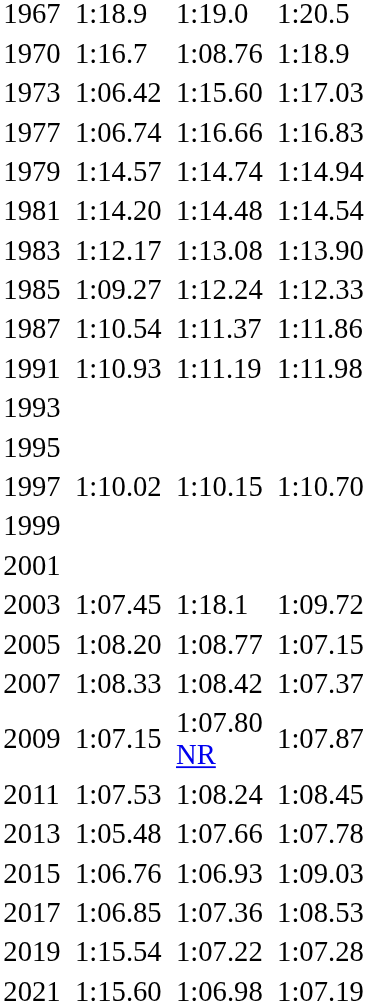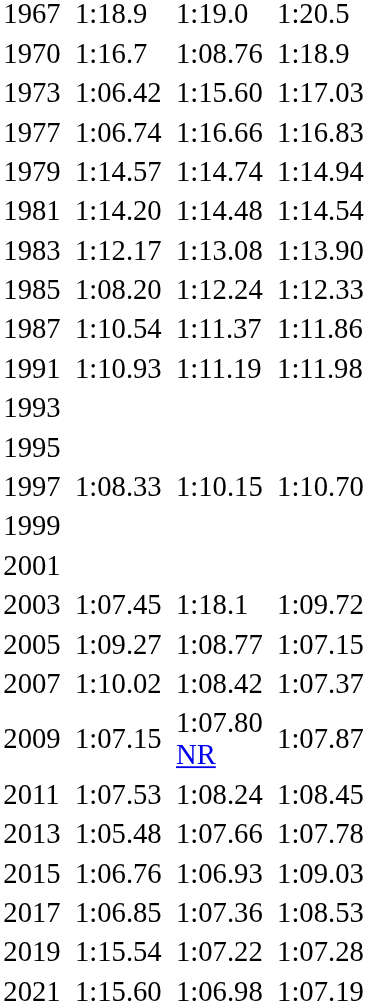(118, 289) 1:09.27 -> (118, 289) 1:08.20
(118, 486) 1:10.02 -> (118, 486) 1:08.33
(118, 644) 1:08.20 -> (118, 644) 1:09.27
(118, 683) 1:08.33 -> (118, 683) 1:10.02
